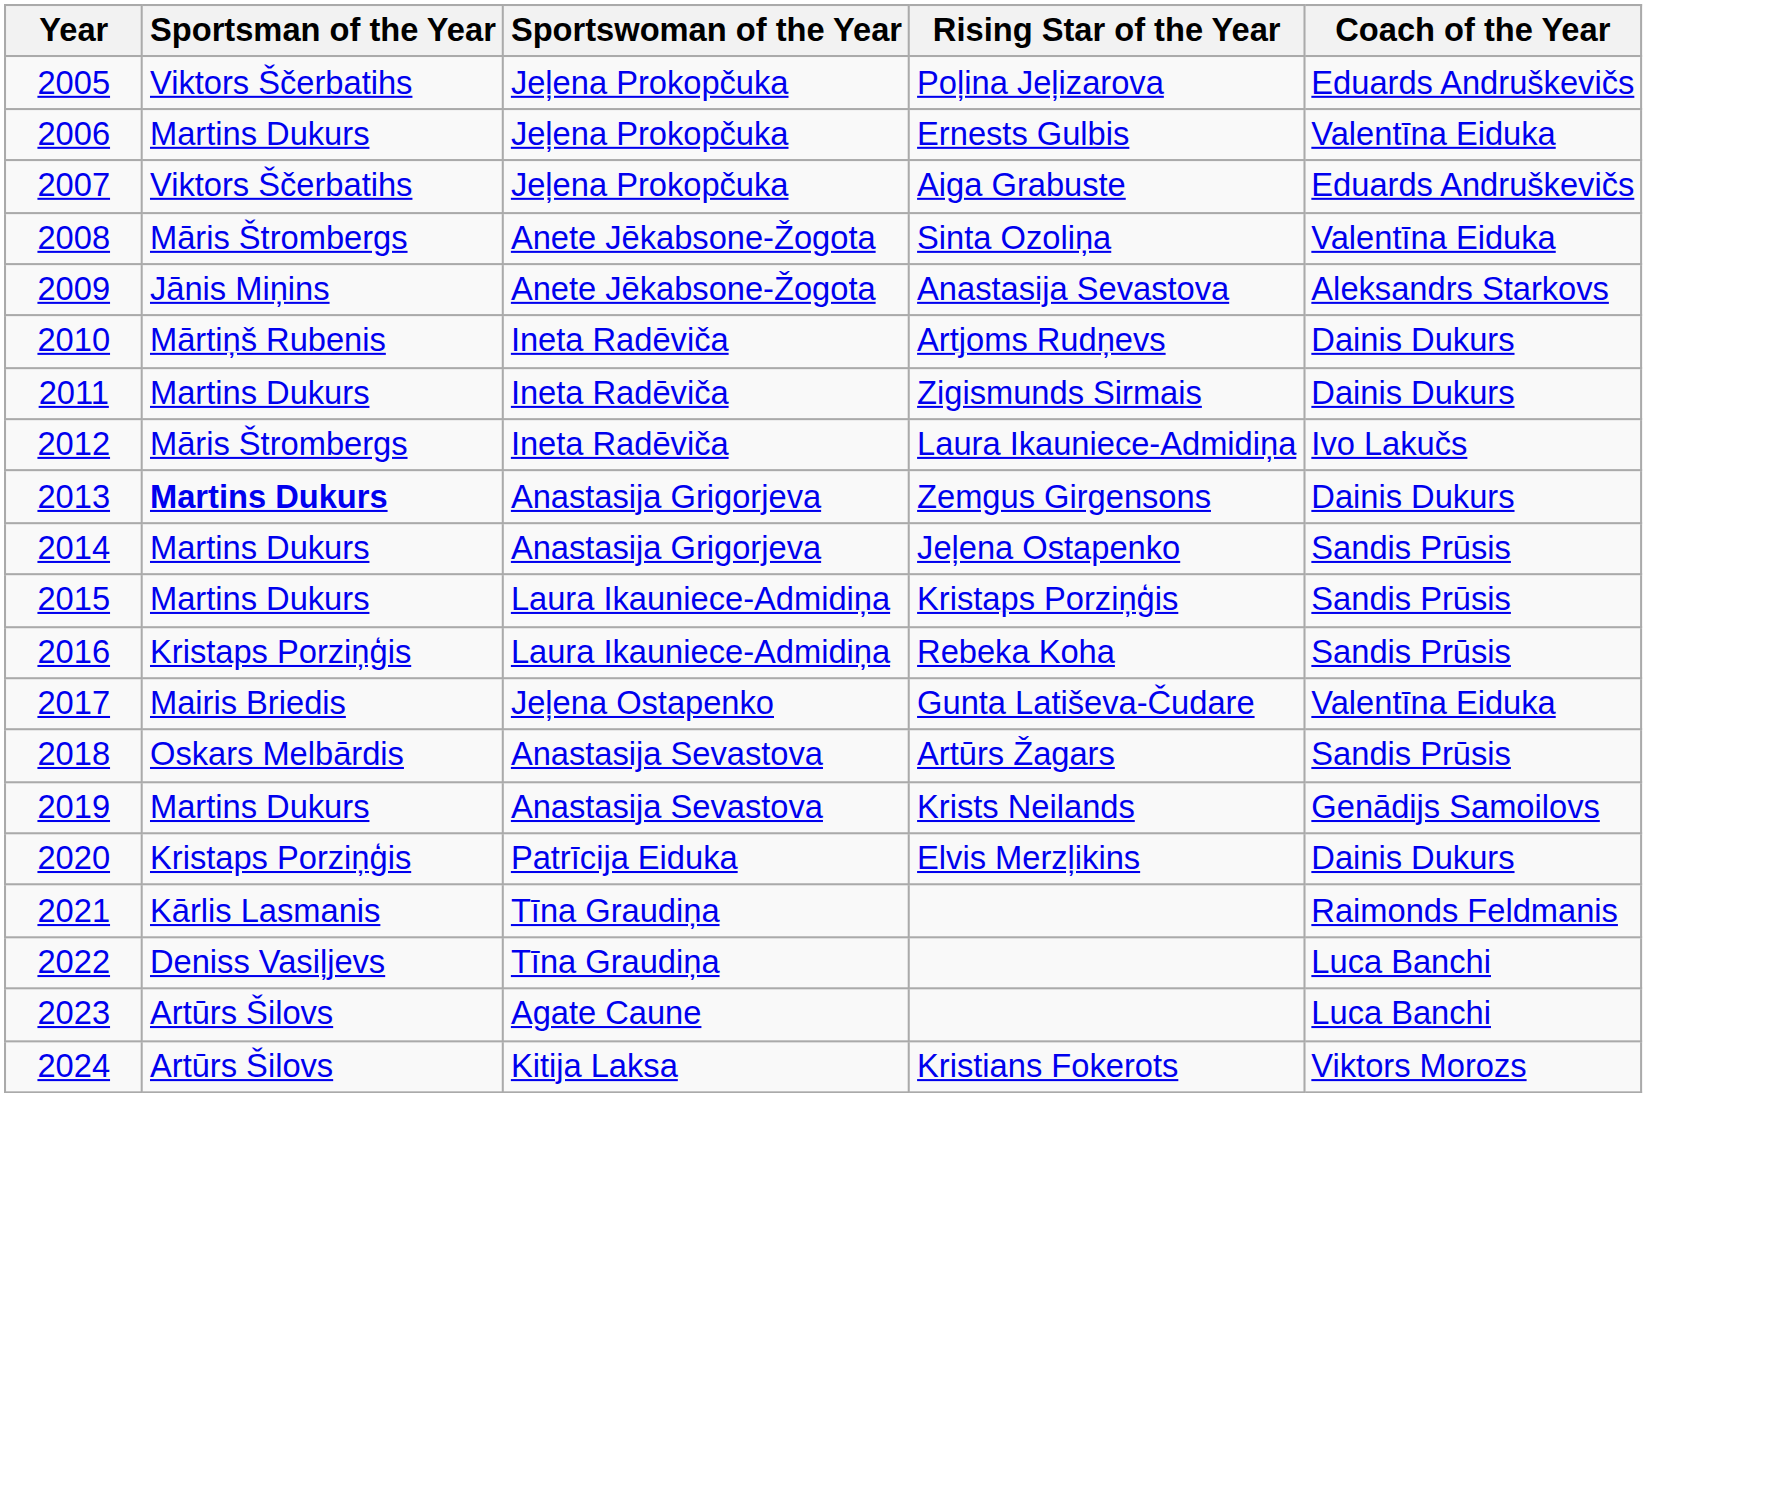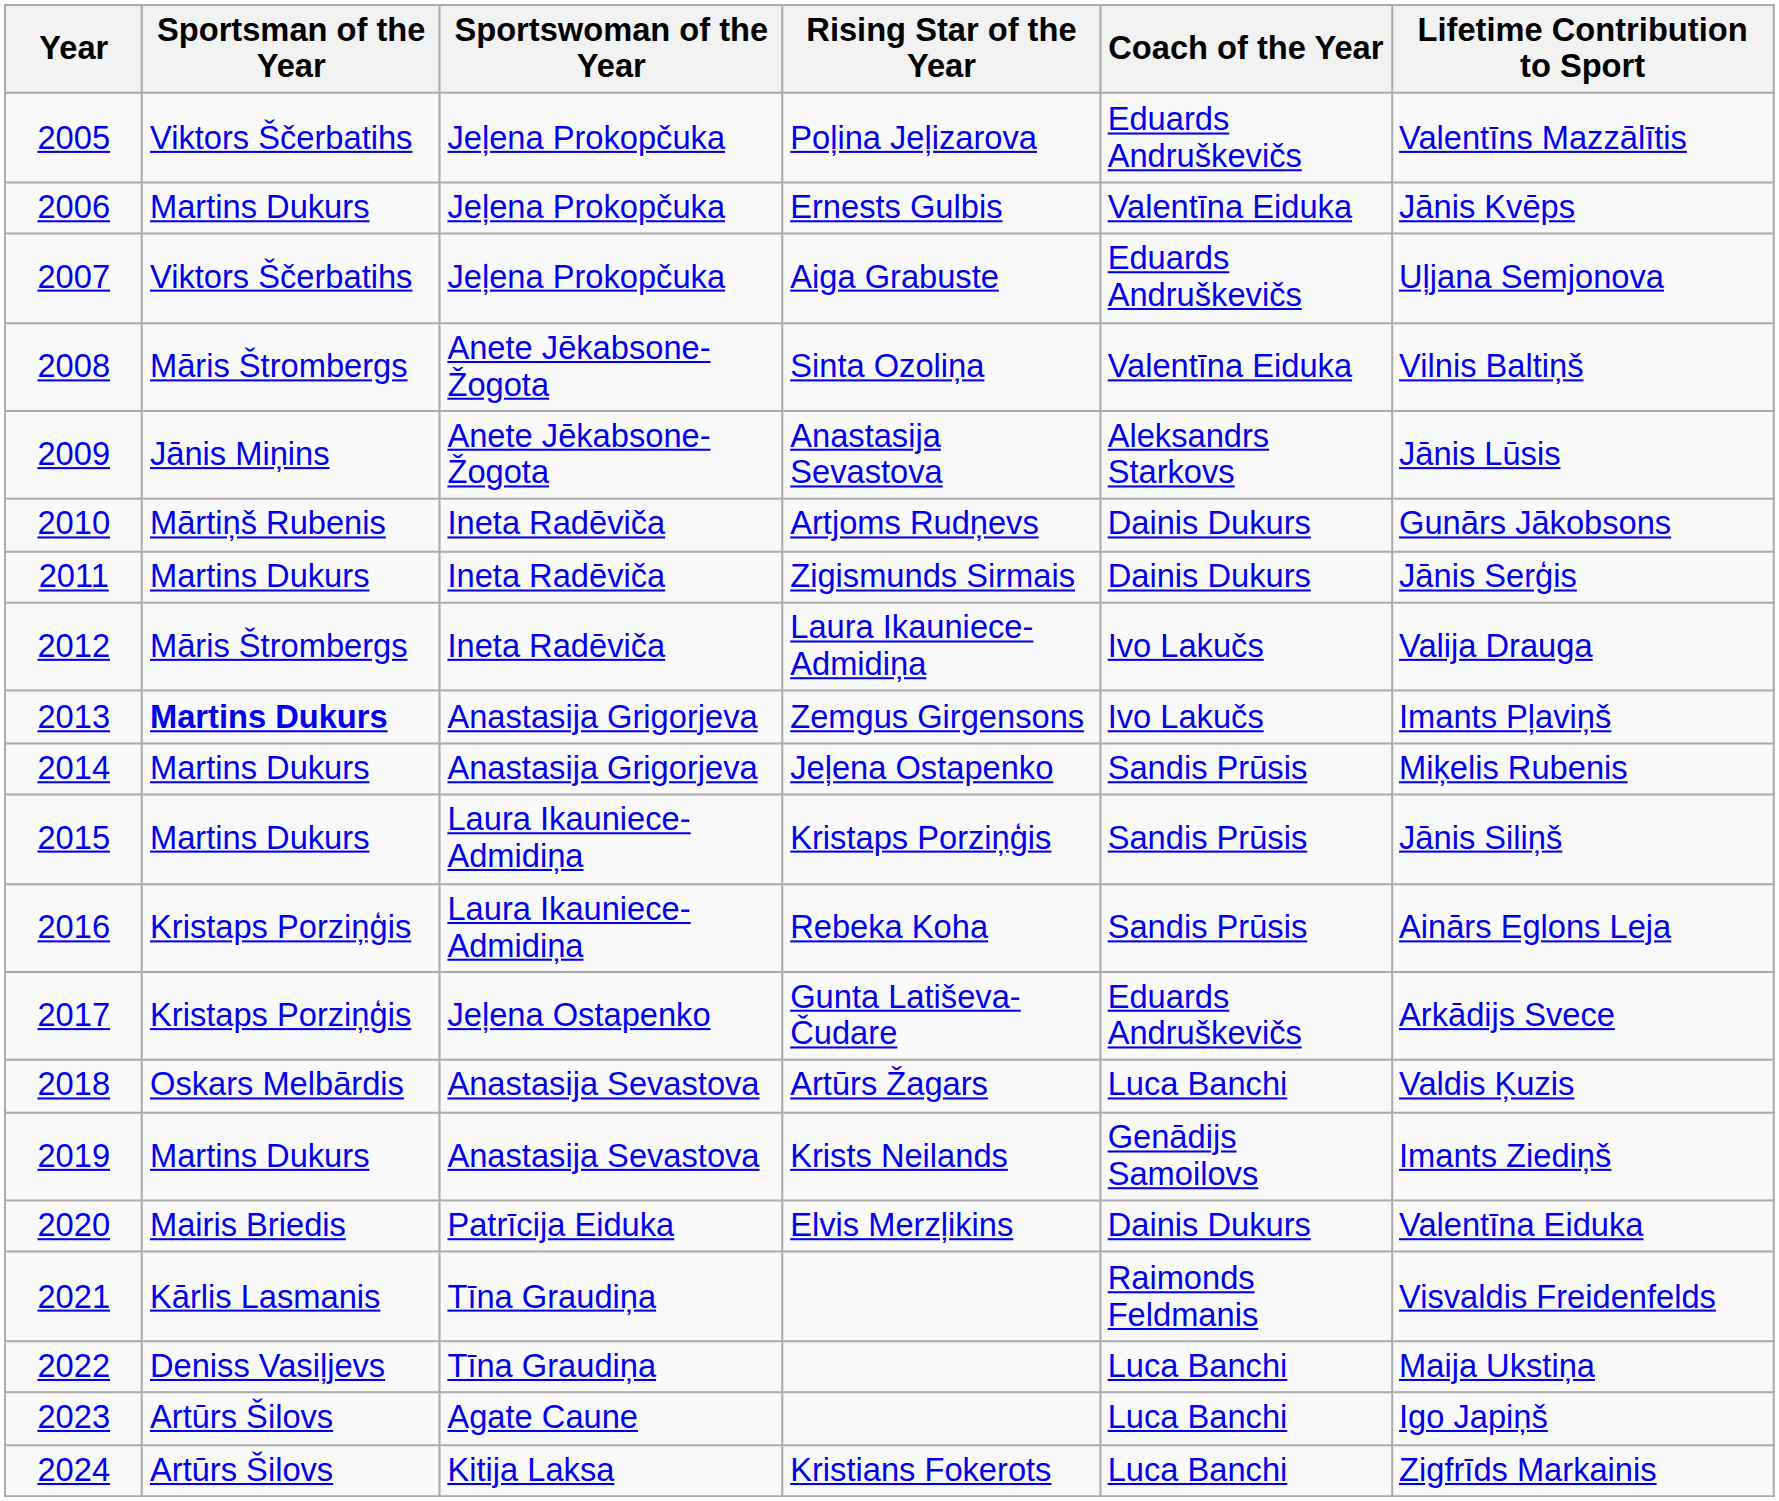+ column: (1583, 48)
(1413, 496) Dainis Dukurs -> (1186, 716) Ivo Lakučs
(248, 703) Mairis Briedis -> (281, 1015) Kristaps Porziņģis
(1434, 703) Valentīna Eiduka -> (1205, 1015) Eduards Andruškevičs
(1411, 755) Sandis Prūsis -> (1197, 1085) Luca Banchi
(281, 858) Kristaps Porziņģis -> (248, 1225) Mairis Briedis
(1419, 1065) Viktors Morozs -> (1197, 1469) Luca Banchi
